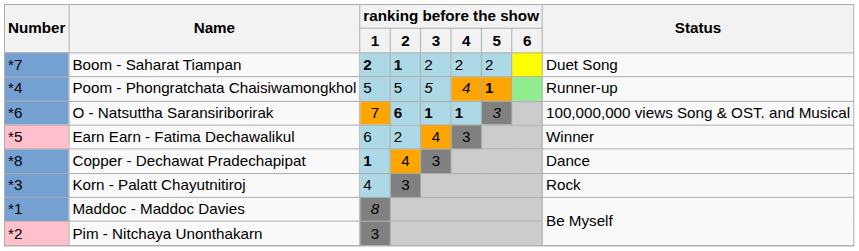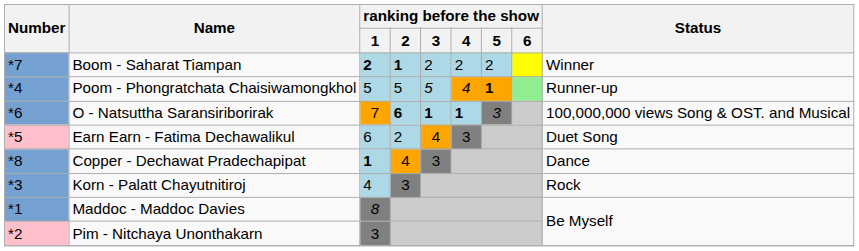(582, 64) Duet Song -> (570, 64) Winner
(570, 137) Winner -> (582, 137) Duet Song
